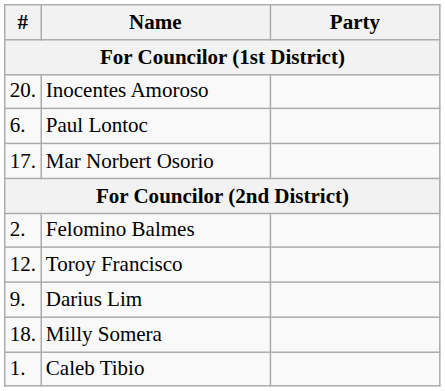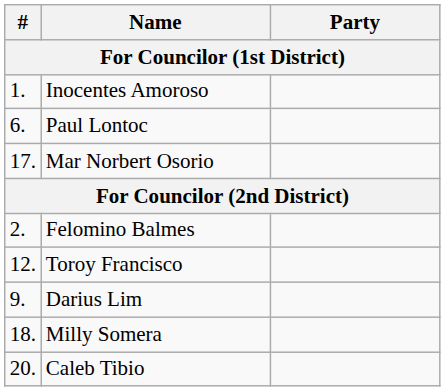(23, 91) 20. -> (18, 91) 1.
(18, 368) 1. -> (23, 368) 20.
